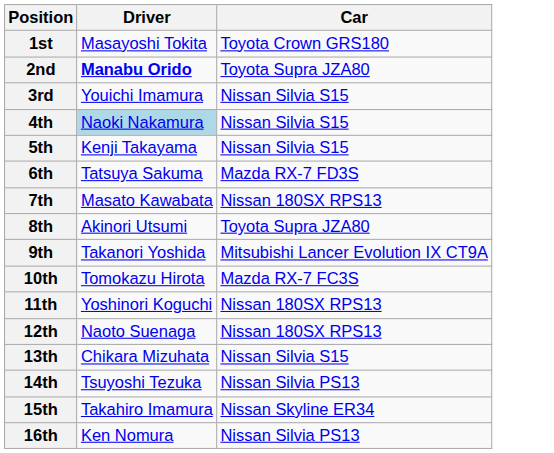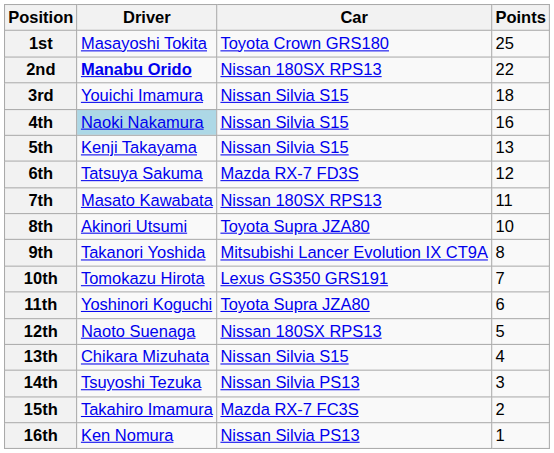+ column: (521, 17)
(295, 69) Toyota Supra JZA80 -> (301, 69) Nissan 180SX RPS13
(290, 278) Mazda RX-7 FC3S -> (304, 278) Lexus GS350 GRS191
(301, 305) Nissan 180SX RPS13 -> (295, 305) Toyota Supra JZA80
(297, 409) Nissan Skyline ER34 -> (290, 409) Mazda RX-7 FC3S
